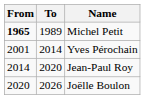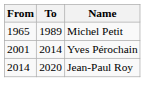(18, 31) bold -> (18, 31) normal
- row: (98, 85)
